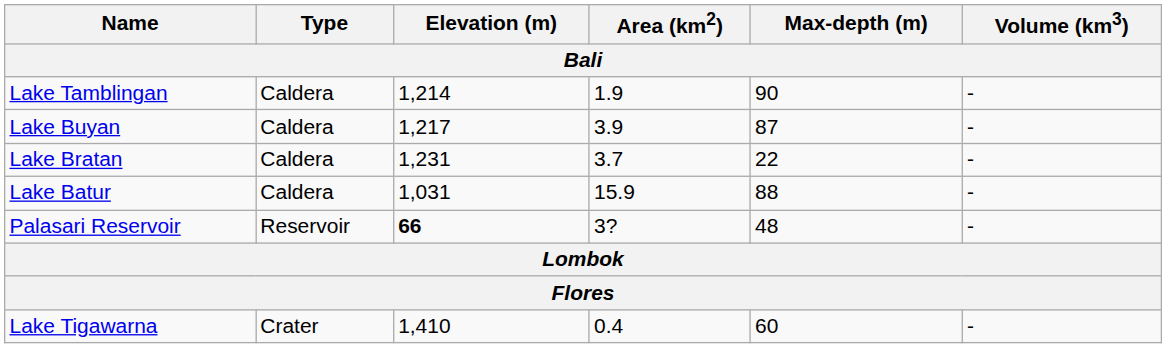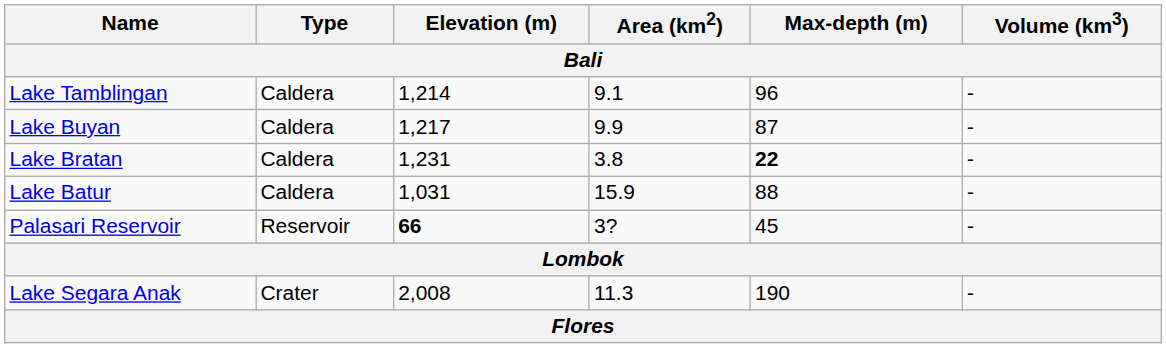(609, 93) 1.9 -> (609, 93) 9.1
(767, 93) 90 -> (767, 93) 96
(609, 126) 3.9 -> (609, 126) 9.9
(609, 159) 3.7 -> (609, 159) 3.8
(767, 159) normal -> (767, 159) bold
(767, 226) 48 -> (767, 226) 45
+ row: (95, 292)
- row: (83, 325)
